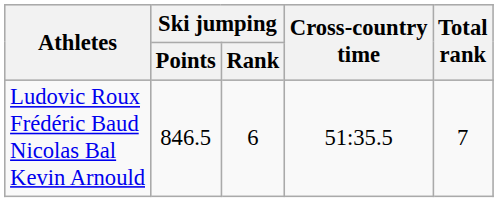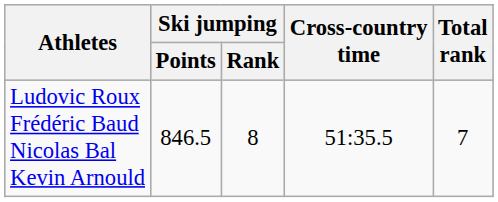(253, 138) 6 -> (253, 138) 8
